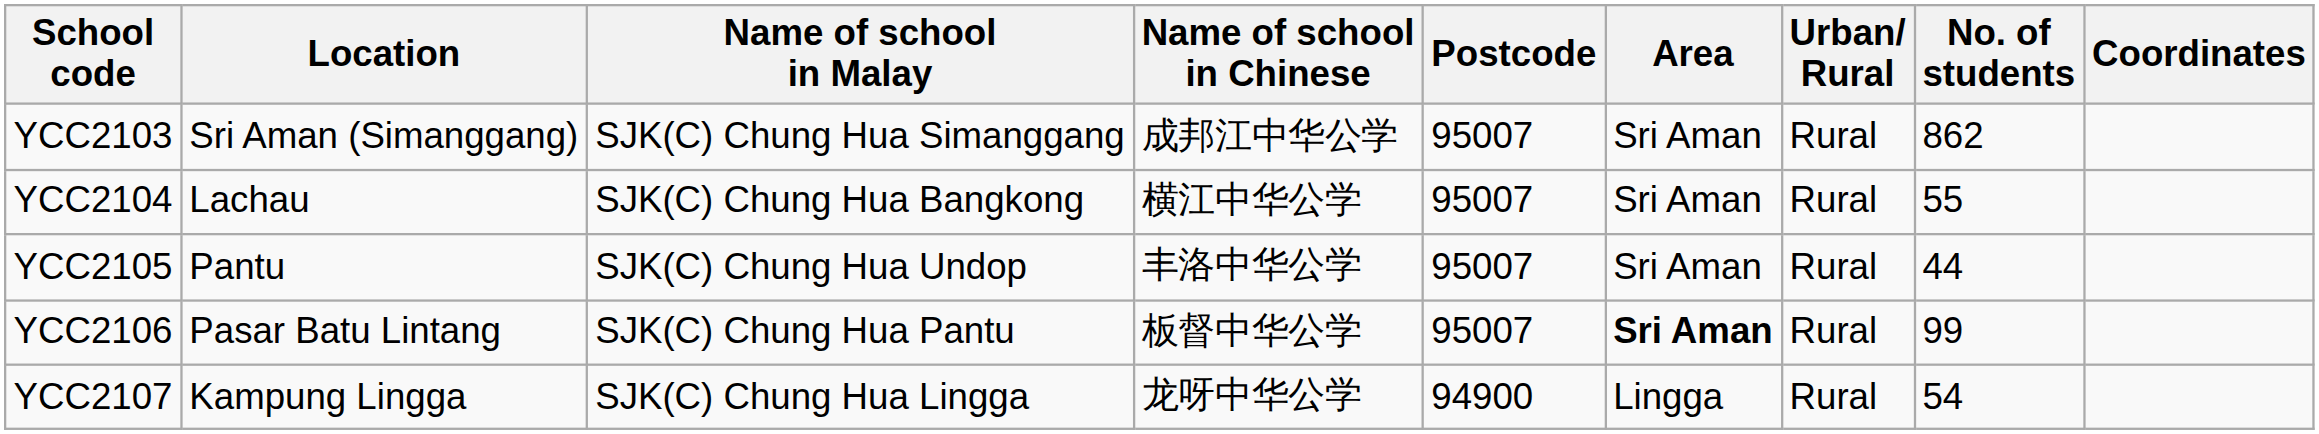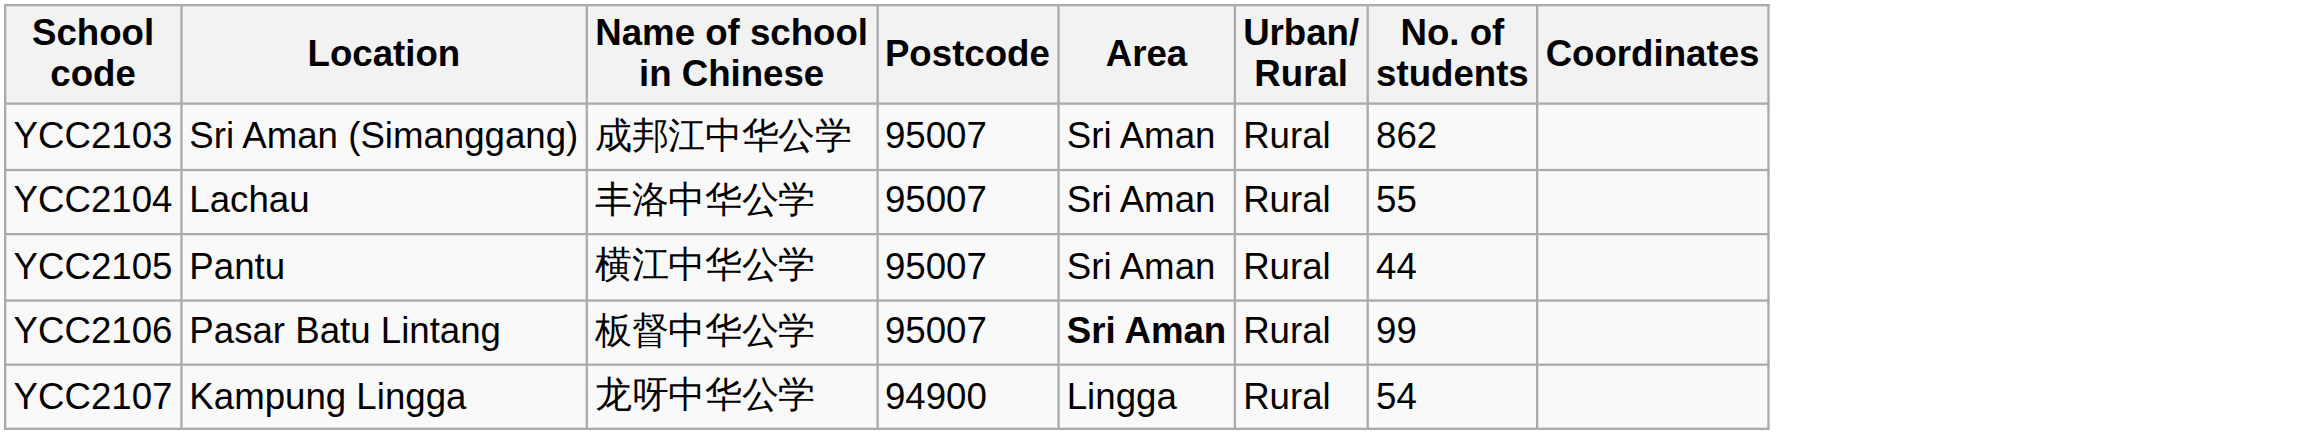- column: (860, 54)
(1252, 200) 横江中华公学 -> (705, 200) 丰洛中华公学
(1252, 265) 丰洛中华公学 -> (705, 265) 横江中华公学
